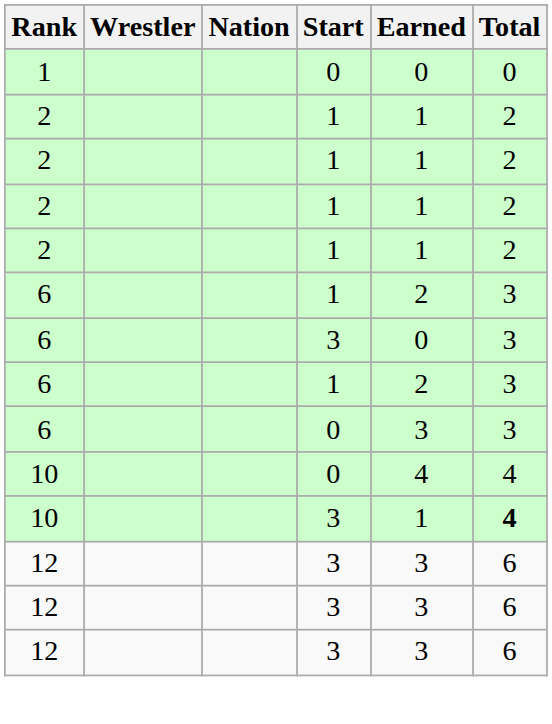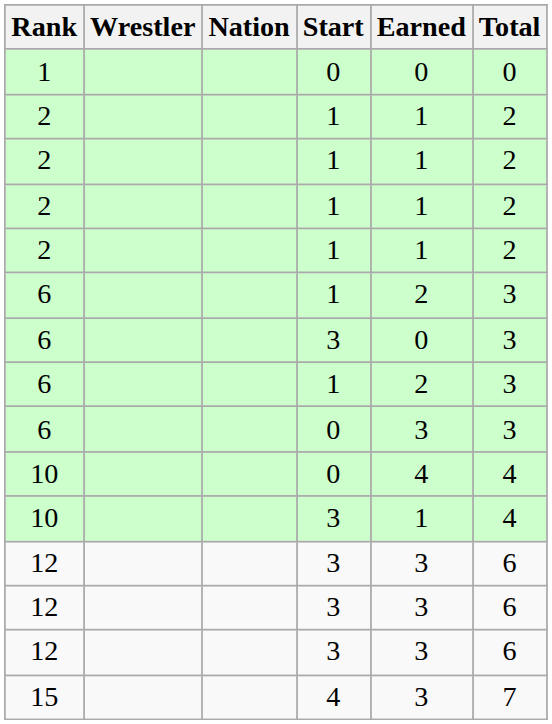(510, 518) bold -> (510, 518) normal
+ row: (44, 696)
